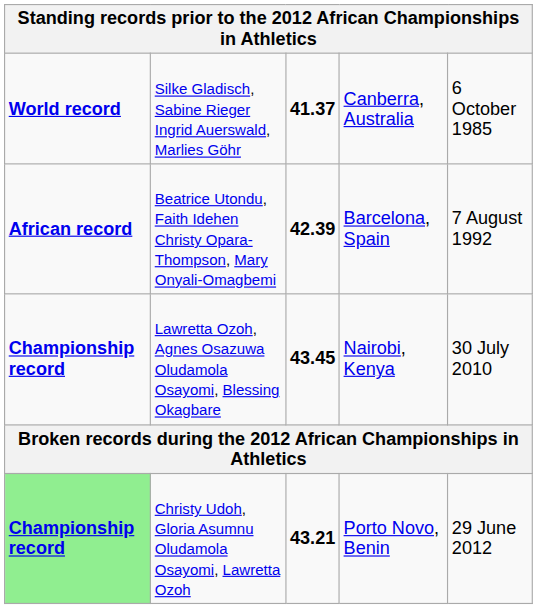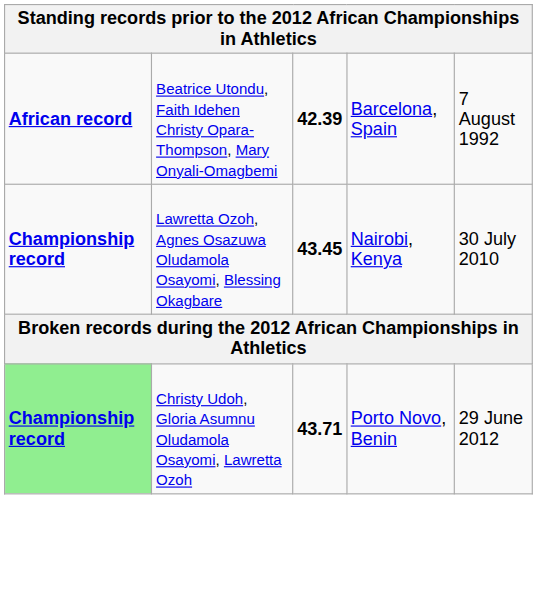- row: (213, 119)
(313, 538) 43.21 -> (320, 428) 43.71
